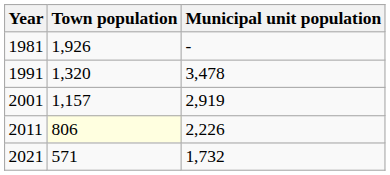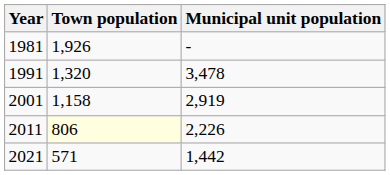(71, 101) 1,157 -> (71, 101) 1,158
(205, 156) 1,732 -> (205, 156) 1,442
